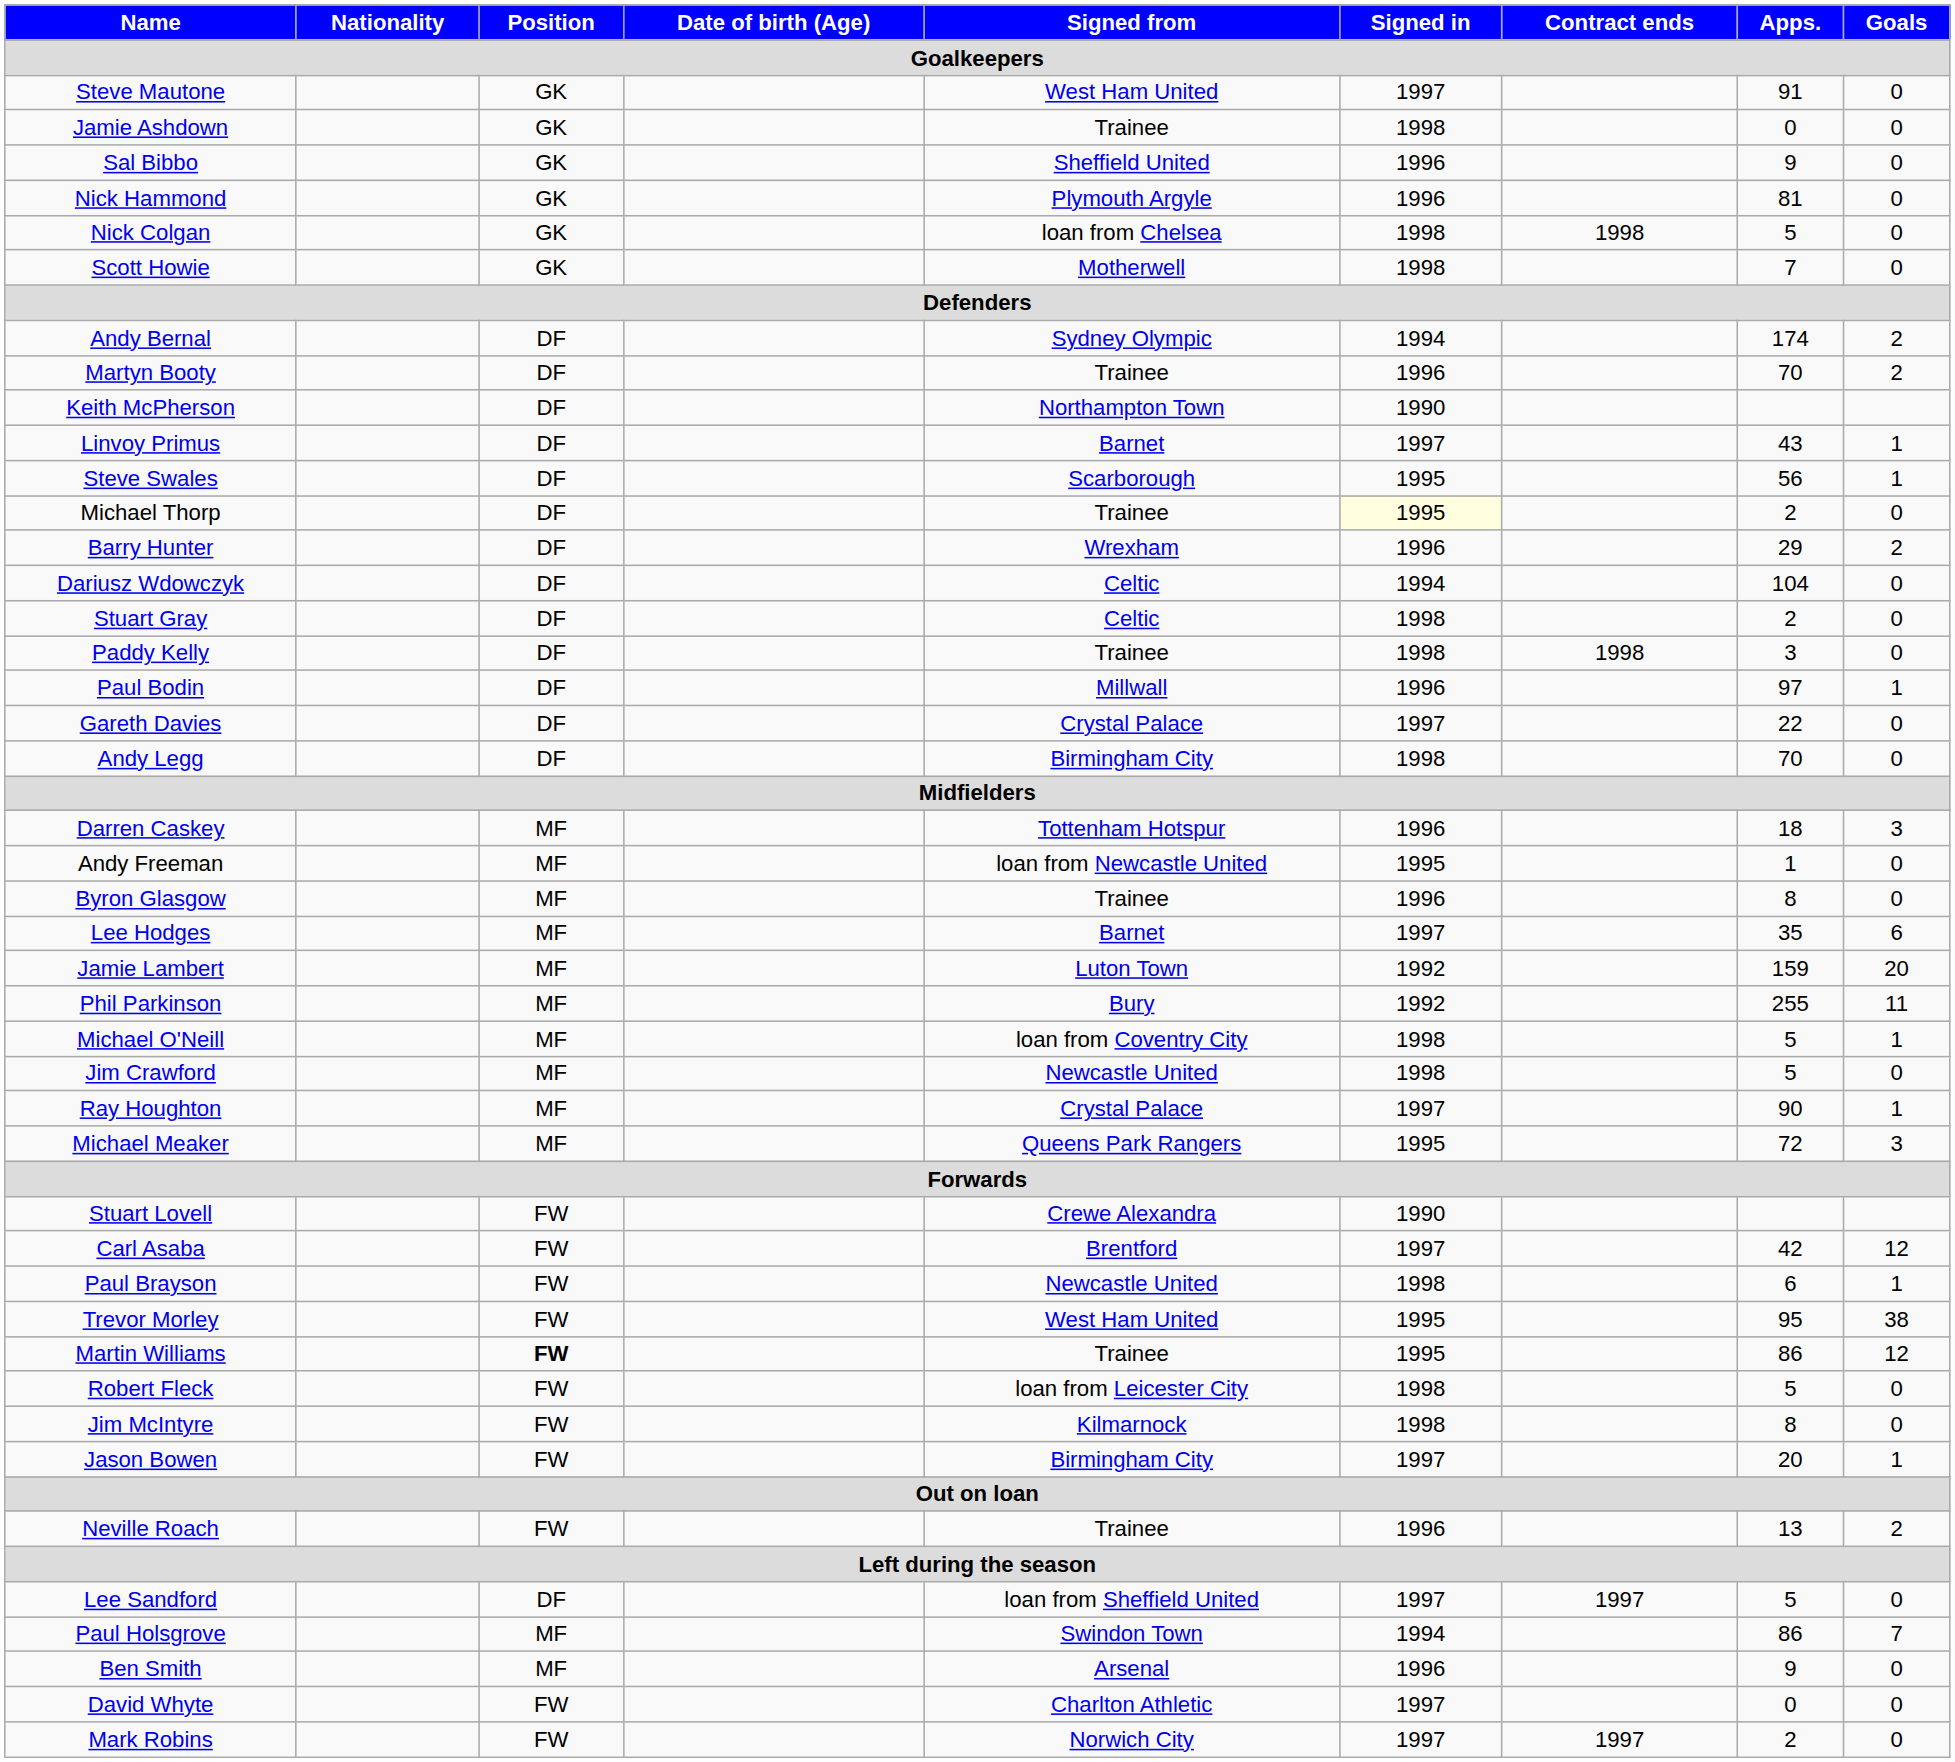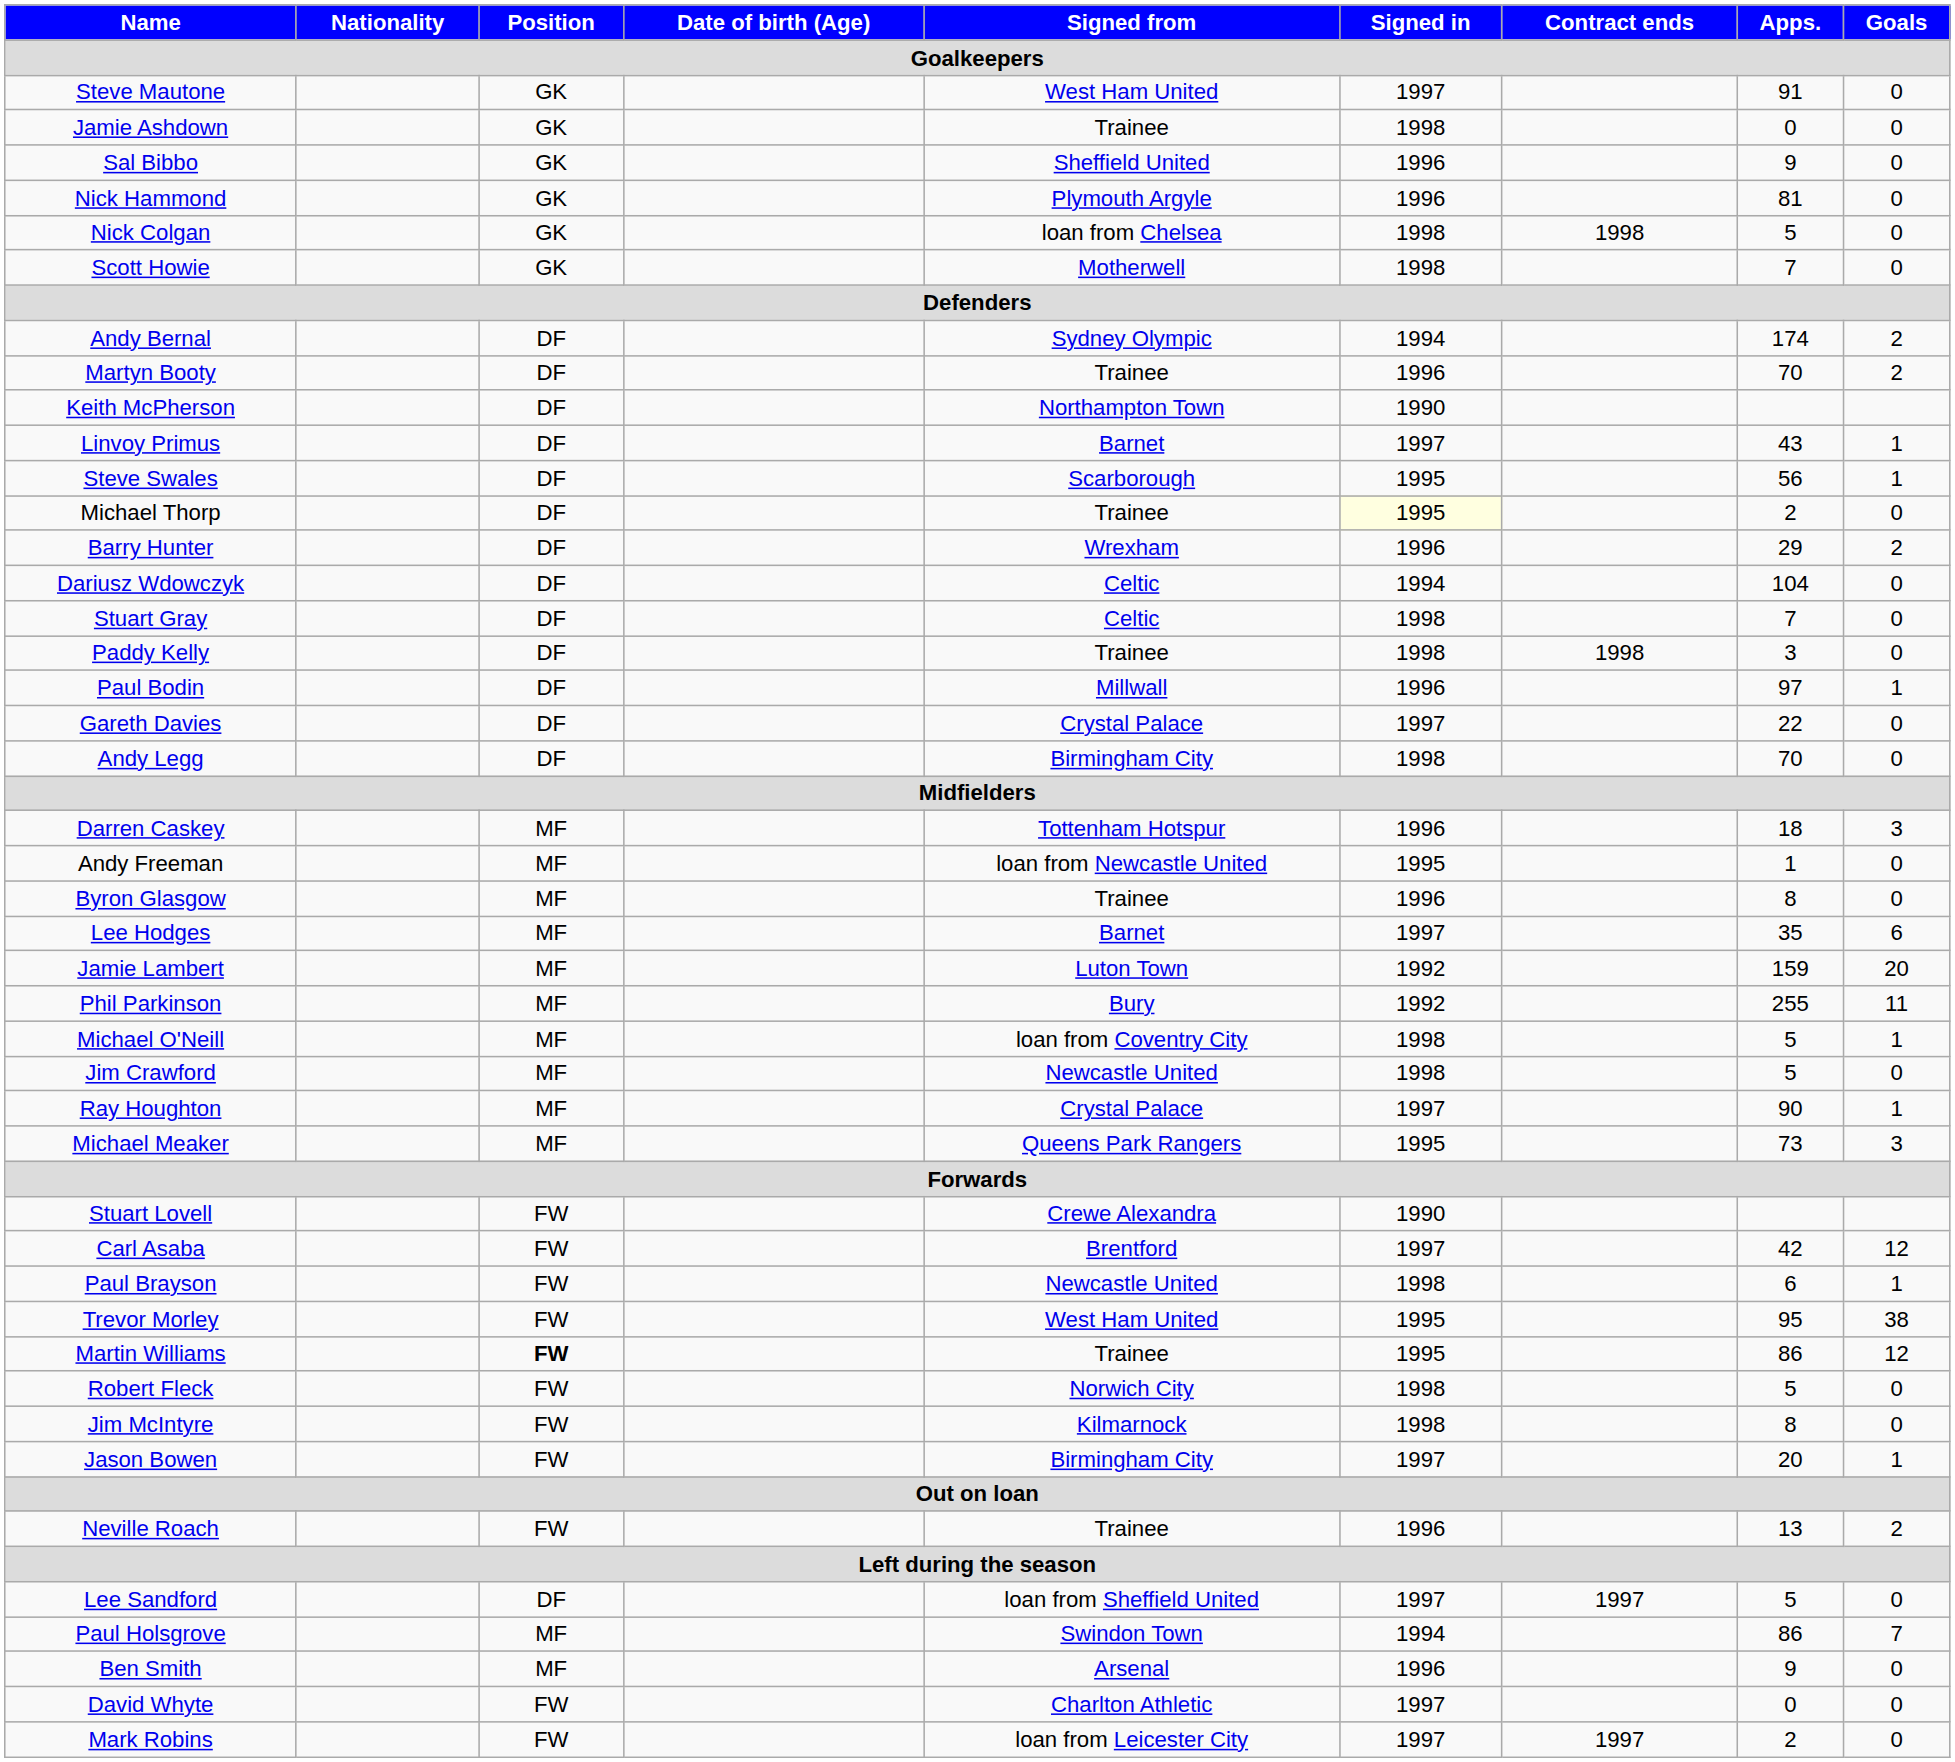(1790, 618) 2 -> (1790, 618) 7
(1790, 1144) 72 -> (1790, 1144) 73
(1132, 1389) loan from Leicester City -> (1132, 1389) Norwich City
(1132, 1739) Norwich City -> (1132, 1739) loan from Leicester City
